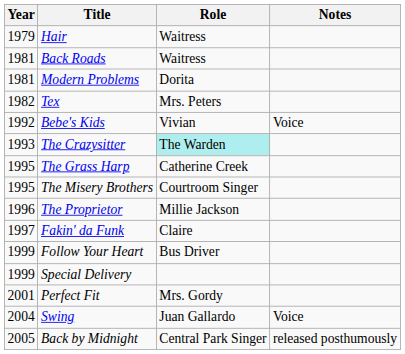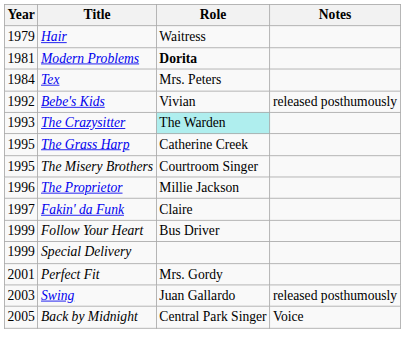- row: (73, 58)
(177, 79) normal -> (178, 58) bold
(21, 101) 1982 -> (21, 79) 1984
(288, 123) Voice -> (335, 101) released posthumously
(21, 317) 2004 -> (21, 295) 2003
(288, 317) Voice -> (335, 295) released posthumously
(335, 338) released posthumously -> (288, 317) Voice
